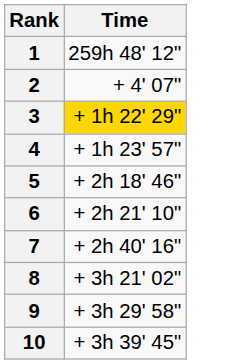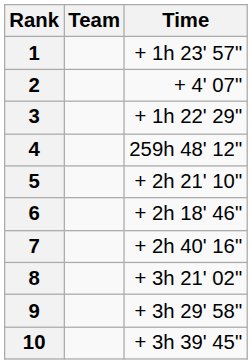+ column: (94, 20)
(125, 52) 259h 48' 12" -> (188, 52) + 1h 23' 57"
(127, 117) gold background -> (188, 117) no background
(127, 149) + 1h 23' 57" -> (186, 149) 259h 48' 12"
(127, 181) + 2h 18' 46" -> (188, 181) + 2h 21' 10"
(127, 213) + 2h 21' 10" -> (188, 213) + 2h 18' 46"
